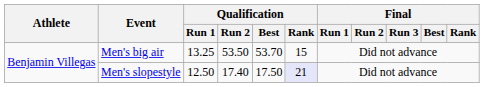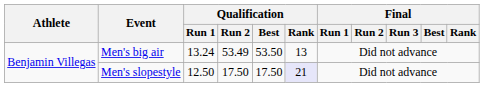(201, 53) 13.25 -> (201, 53) 13.24
(235, 53) 53.50 -> (235, 53) 53.49
(269, 53) 53.70 -> (269, 53) 53.50
(301, 53) 15 -> (301, 53) 13
(235, 72) 17.40 -> (235, 72) 17.50
